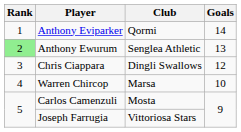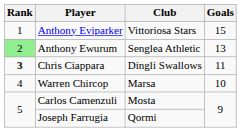(142, 30) Qormi -> (162, 30) Vittoriosa Stars
(220, 30) 14 -> (220, 30) 15
(20, 65) normal -> (20, 65) bold
(220, 65) 12 -> (220, 65) 11
(162, 118) Vittoriosa Stars -> (142, 118) Qormi
